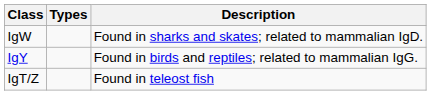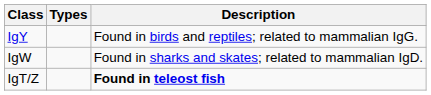rows swapped: (18, 57) <-> (19, 36)
(154, 79) normal -> (159, 79) bold
